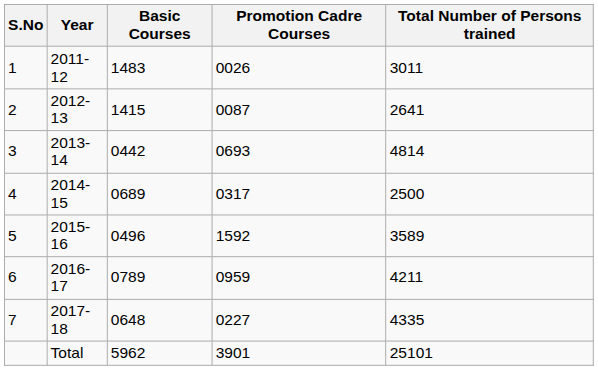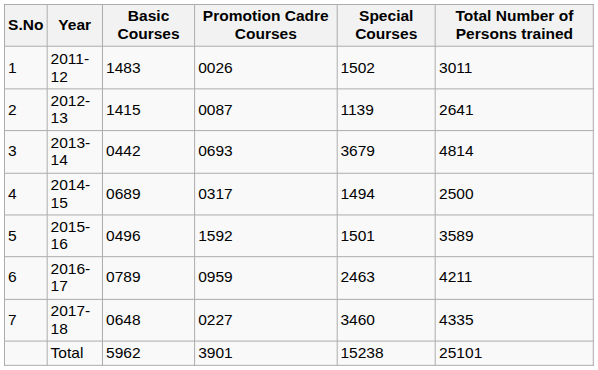+ column: (386, 25)
